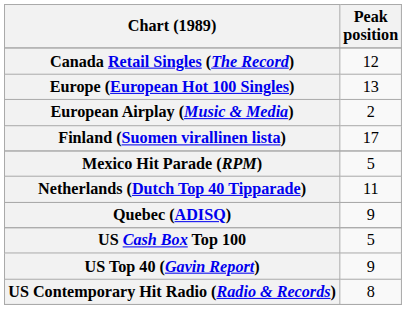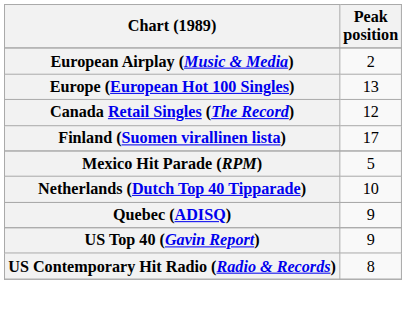rows swapped: (172, 61) <-> (172, 112)
(371, 189) 11 -> (371, 189) 10
- row: (172, 240)
